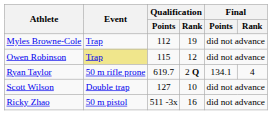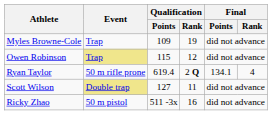(164, 42) 112 -> (164, 42) 109
(164, 72) 619.7 -> (164, 72) 619.4
(108, 87) no background -> (108, 87) khaki background
(192, 87) 10 -> (192, 87) 11
